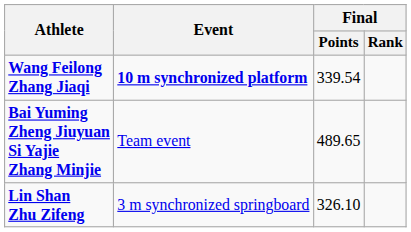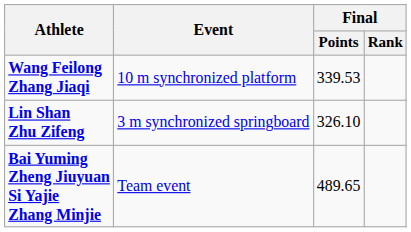(212, 78) bold -> (207, 78) normal
(339, 78) 339.54 -> (339, 78) 339.53
rows swapped: (46, 205) <-> (59, 141)
